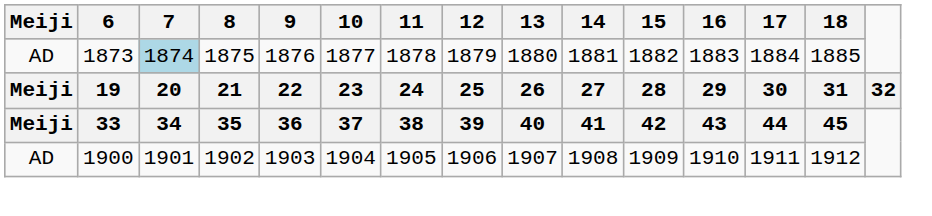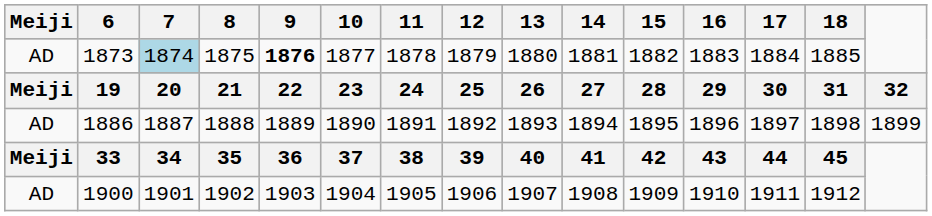(290, 56) normal -> (290, 56) bold
+ row: (108, 125)
